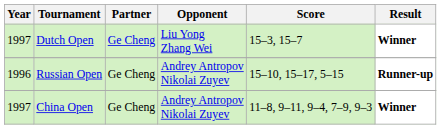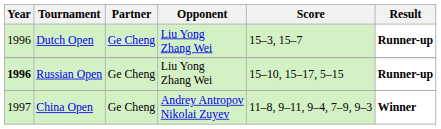(19, 41) 1997 -> (19, 41) 1996
(397, 41) Winner -> (405, 41) Runner-up
(19, 74) normal -> (19, 74) bold
(202, 74) Andrey Antropov Nikolai Zuyev -> (187, 74) Liu Yong Zhang Wei
